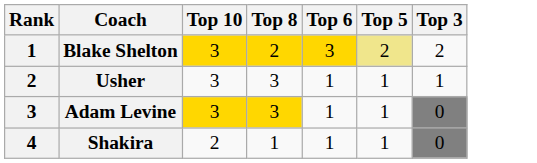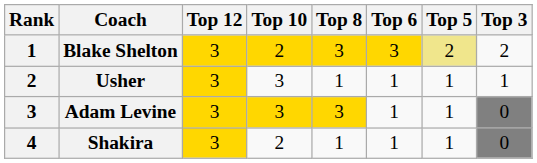+ column: (215, 19)
(215, 50) 3 -> (279, 50) 2
(274, 50) 2 -> (339, 50) 3
(274, 81) 3 -> (339, 81) 1
